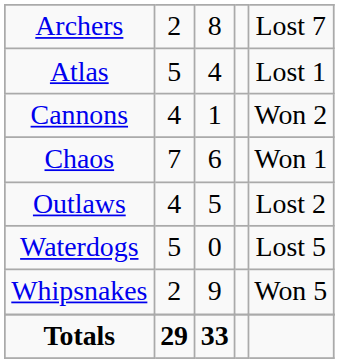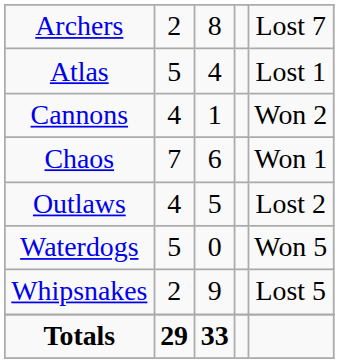(291, 247) Lost 5 -> (291, 247) Won 5
(291, 291) Won 5 -> (291, 291) Lost 5
